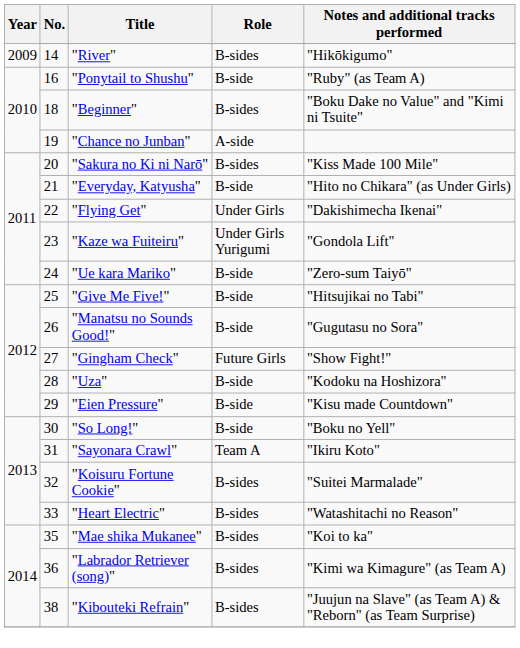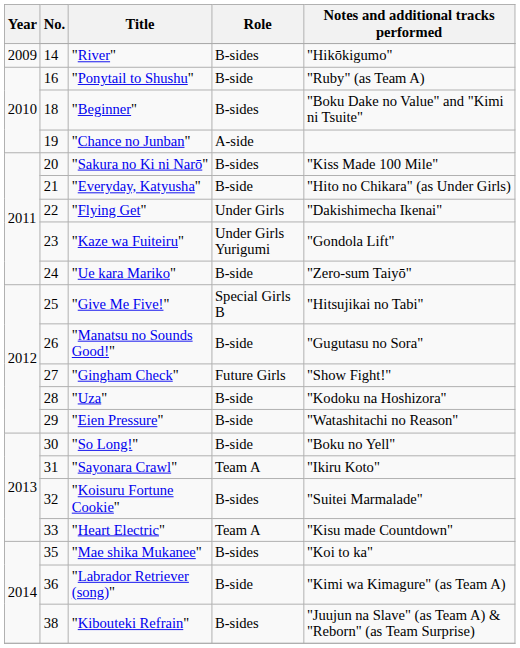(234, 296) B-side -> (253, 304) Special Girls B
(380, 404) "Kisu made Countdown" -> (383, 421) "Watashitachi no Reason"
(237, 513) B-sides -> (238, 529) Team A
(383, 513) "Watashitachi no Reason" -> (380, 529) "Kisu made Countdown"
(237, 567) B-sides -> (234, 584) B-side
